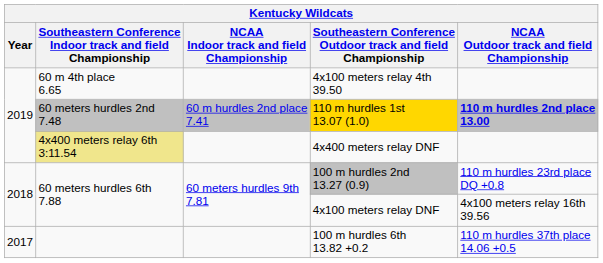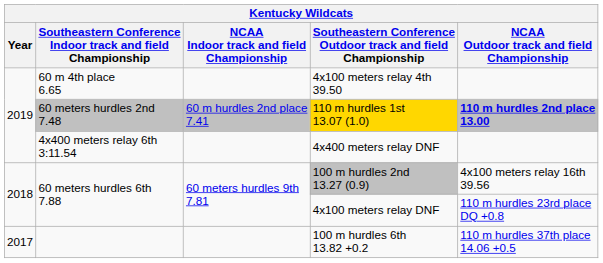(98, 146) khaki background -> (98, 146) no background
(526, 178) 110 m hurdles 23rd place DQ +0.8 -> (523, 178) 4x100 meters relay 16th 39.56
(523, 210) 4x100 meters relay 16th 39.56 -> (526, 210) 110 m hurdles 23rd place DQ +0.8
